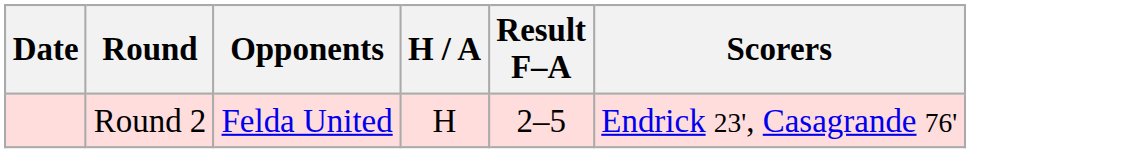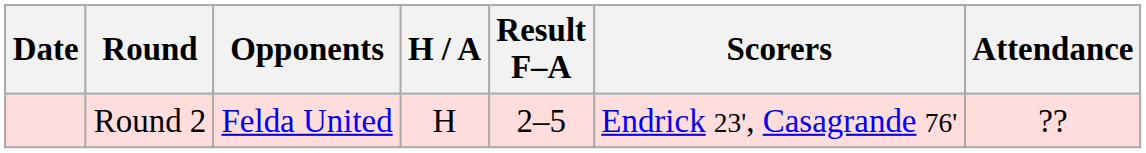+ column: (1053, 49)
